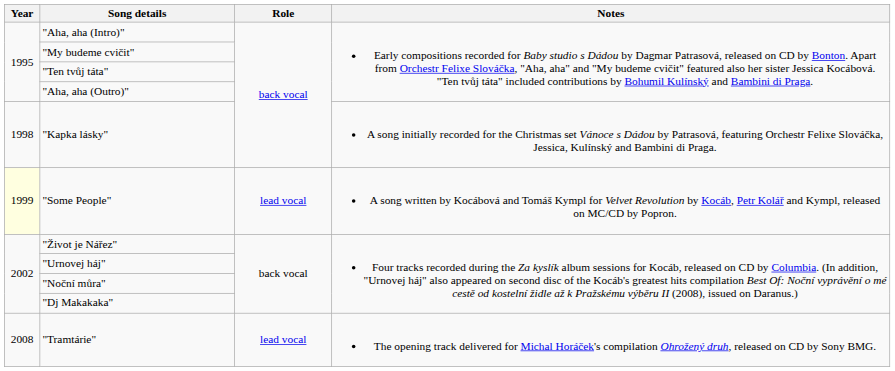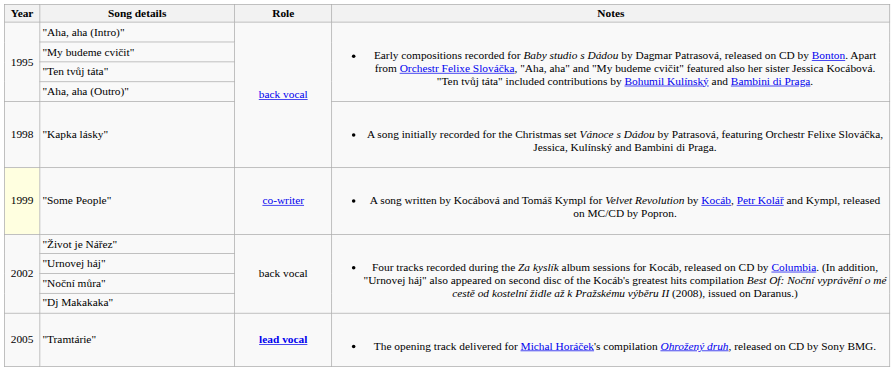(283, 201) lead vocal -> (283, 201) co-writer
(22, 340) 2008 -> (22, 340) 2005
(283, 340) normal -> (283, 340) bold
